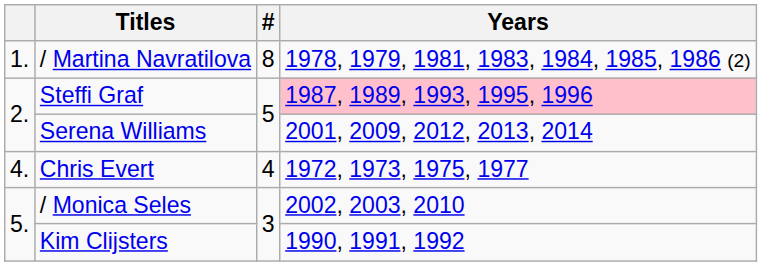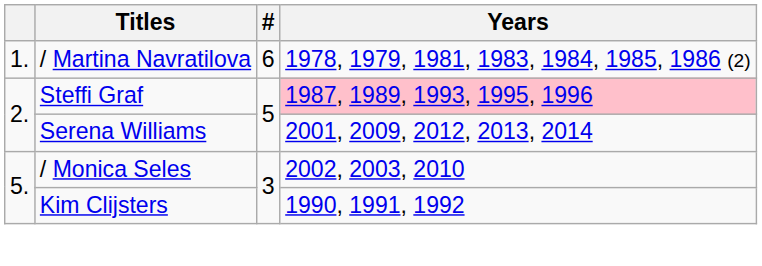(268, 59) 8 -> (268, 59) 6
- row: (97, 168)
